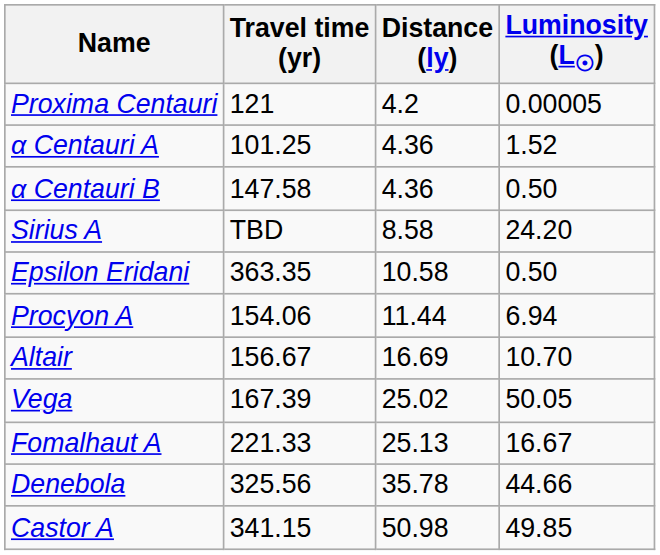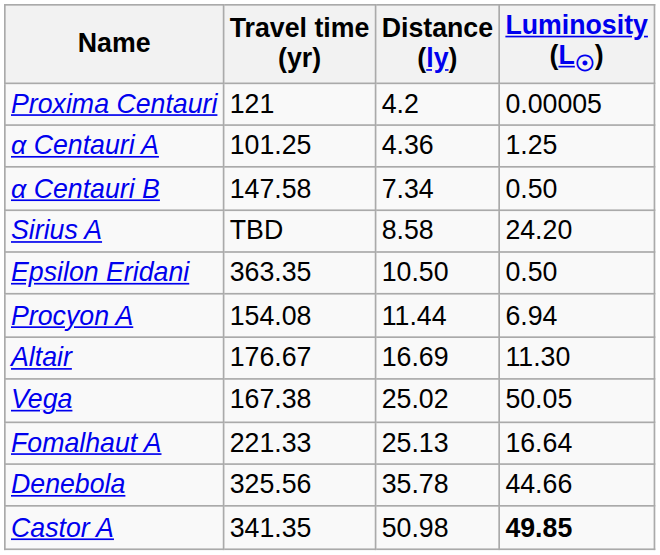(531, 145) 1.52 -> (531, 145) 1.25
(408, 188) 4.36 -> (408, 188) 7.34
(415, 272) 10.58 -> (415, 272) 10.50
(271, 315) 154.06 -> (271, 315) 154.08
(271, 357) 156.67 -> (271, 357) 176.67
(539, 357) 10.70 -> (538, 357) 11.30
(271, 400) 167.39 -> (271, 400) 167.38
(539, 442) 16.67 -> (539, 442) 16.64
(271, 527) 341.15 -> (271, 527) 341.35
(539, 527) normal -> (539, 527) bold
